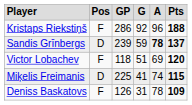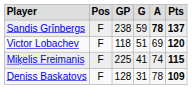- row: (47, 28)
(101, 44) D -> (101, 28) F
(123, 44) 239 -> (123, 28) 238
(101, 76) D -> (101, 60) F
(123, 92) 126 -> (123, 76) 128
